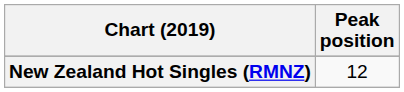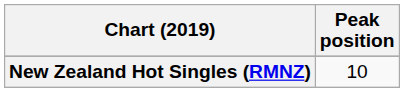(357, 71) 12 -> (357, 71) 10
